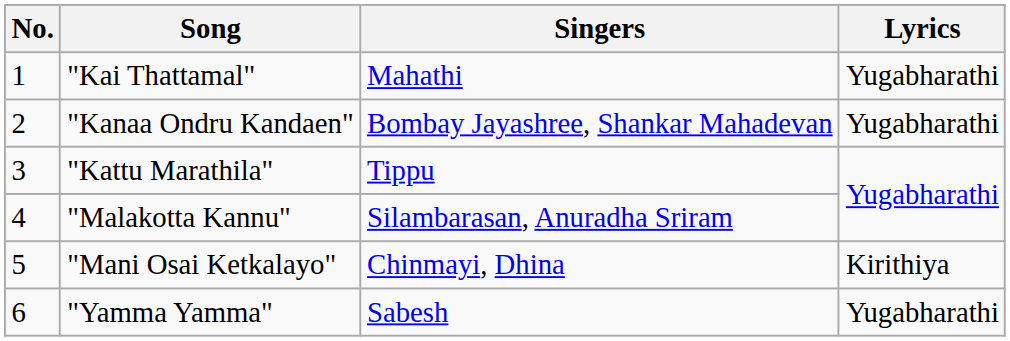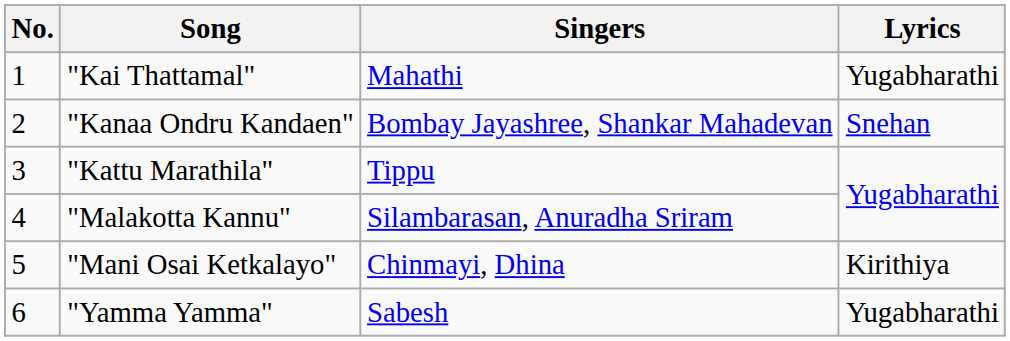(922, 123) Yugabharathi -> (888, 123) Snehan
